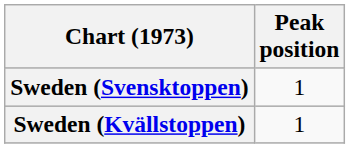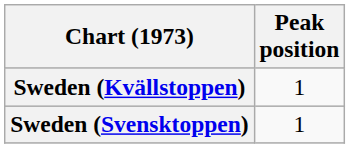rows swapped: (129, 124) <-> (129, 86)
